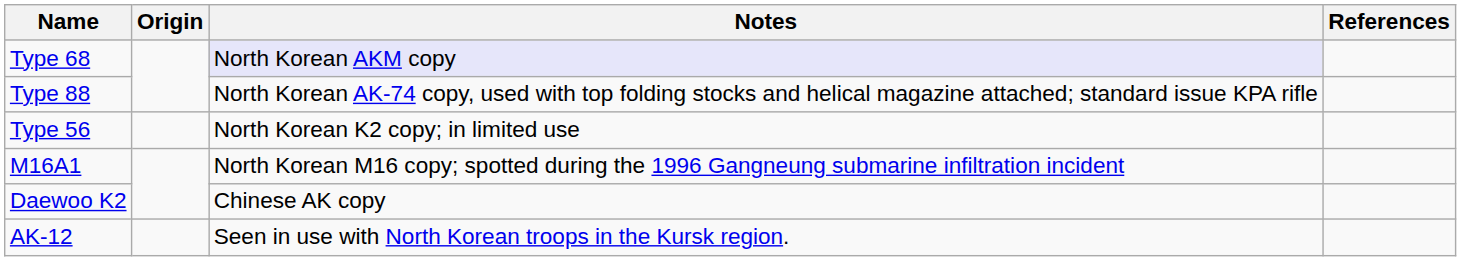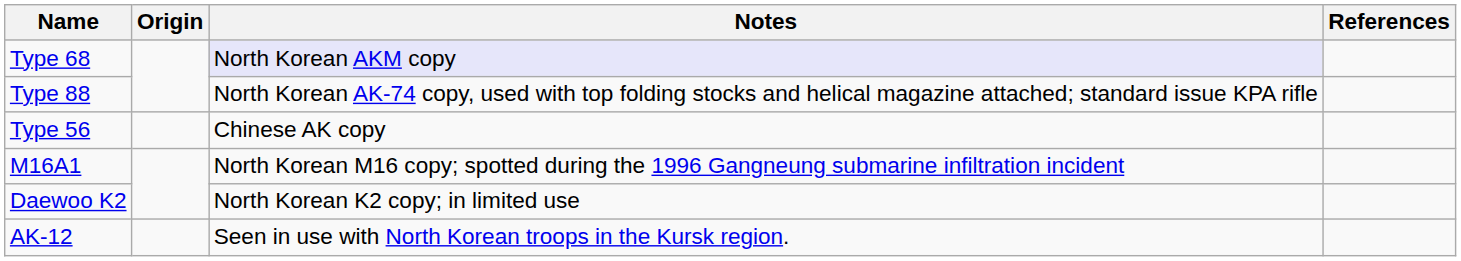(397, 129) North Korean K2 copy; in limited use -> (300, 129) Chinese AK copy
(300, 201) Chinese AK copy -> (397, 201) North Korean K2 copy; in limited use
